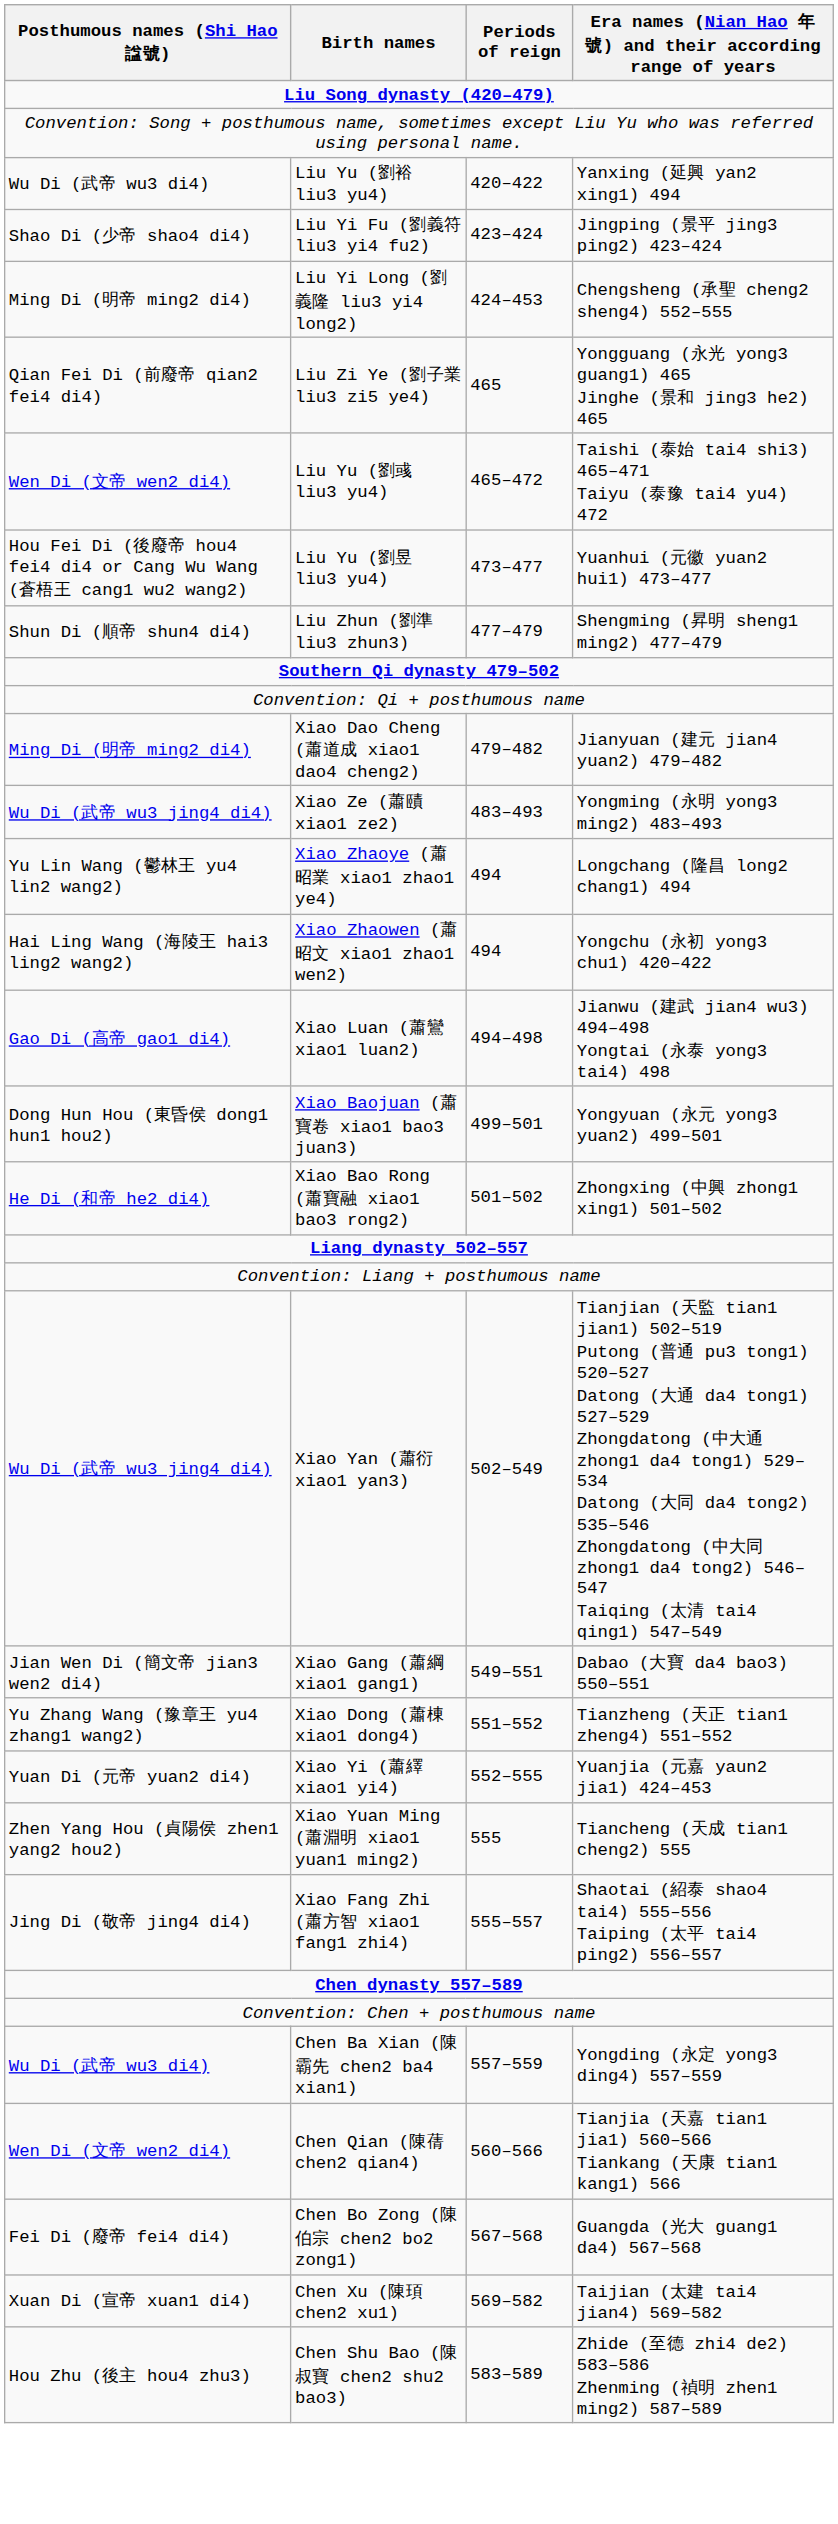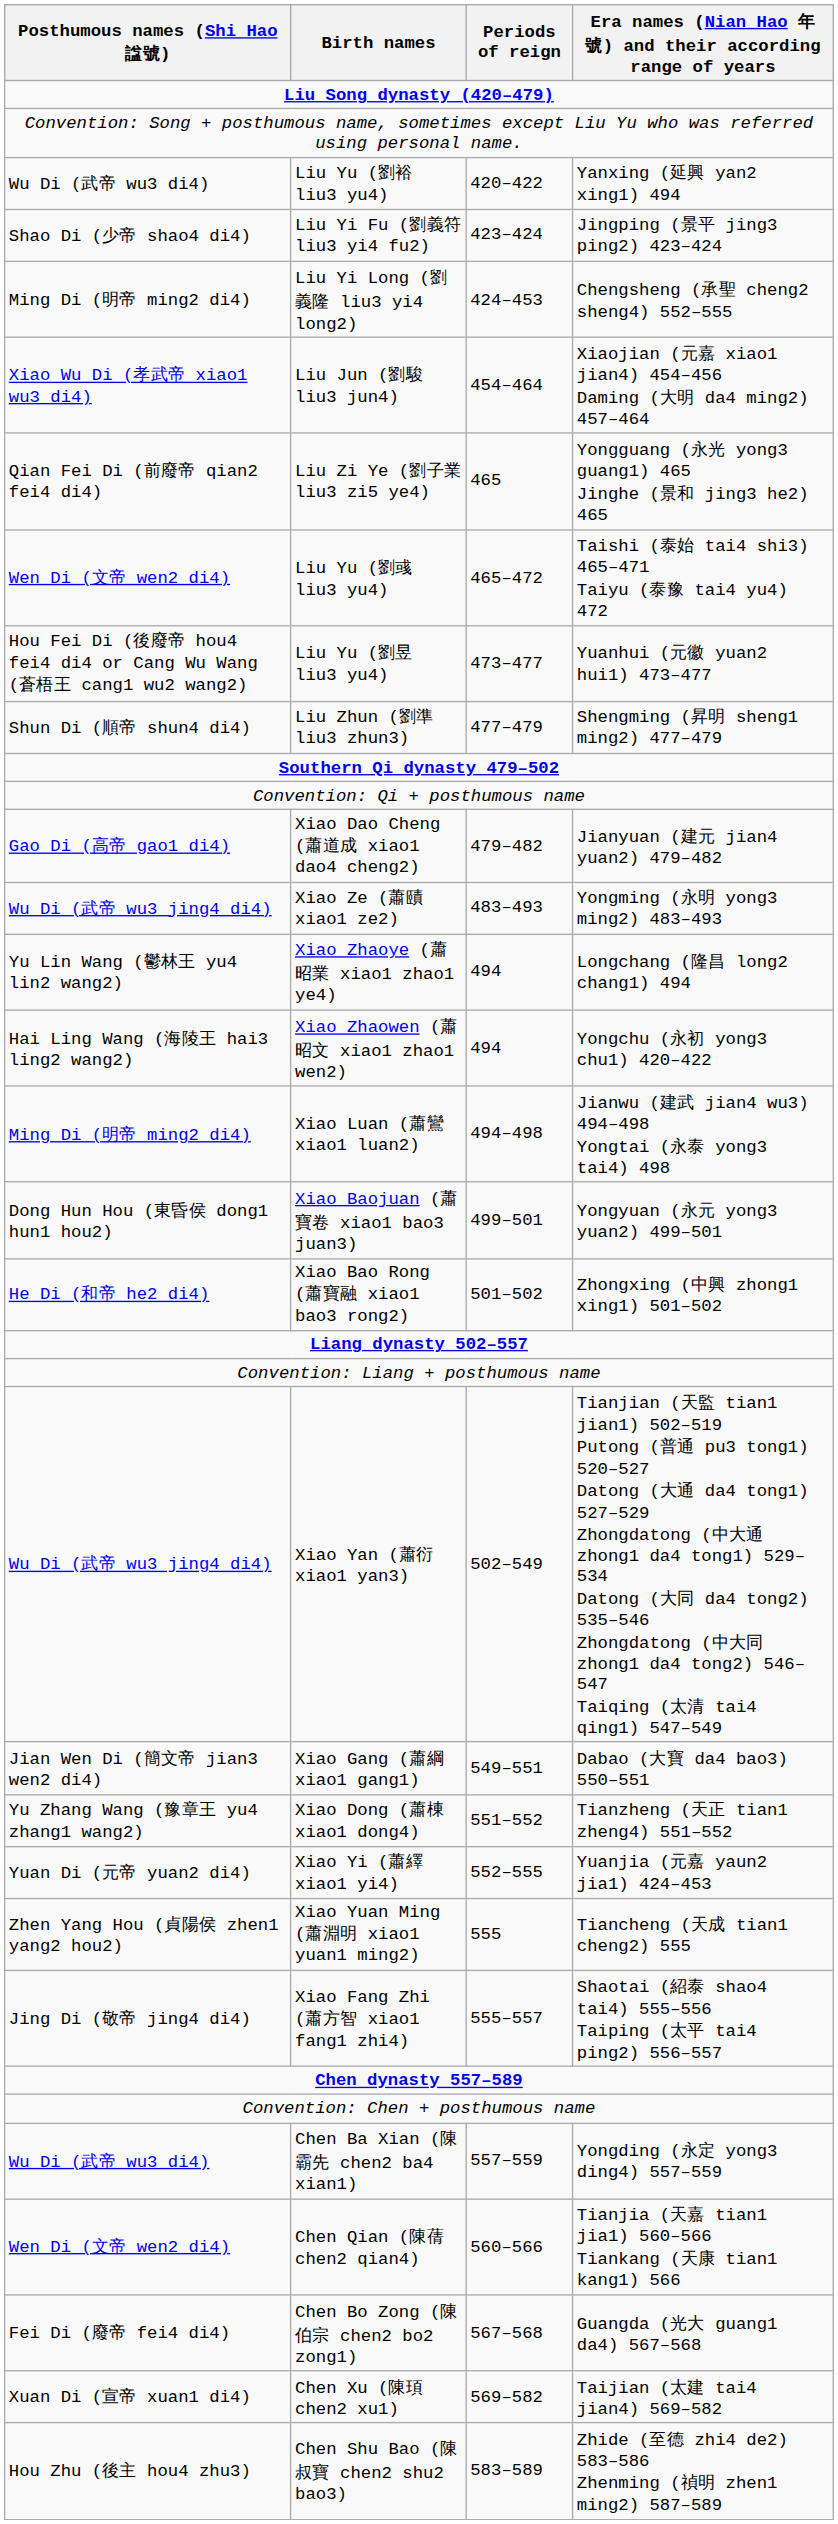+ row: (359, 387)
(130, 751) Ming Di (明帝 ming2 di4) -> (119, 847) Gao Di (高帝 gao1 di4)
(119, 1039) Gao Di (高帝 gao1 di4) -> (130, 1135) Ming Di (明帝 ming2 di4)
